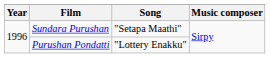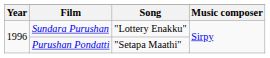(148, 28) "Setapa Maathi" -> (150, 28) "Lottery Enakku"
(150, 45) "Lottery Enakku" -> (148, 45) "Setapa Maathi"
